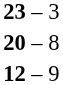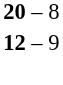- row: (31, 11)
